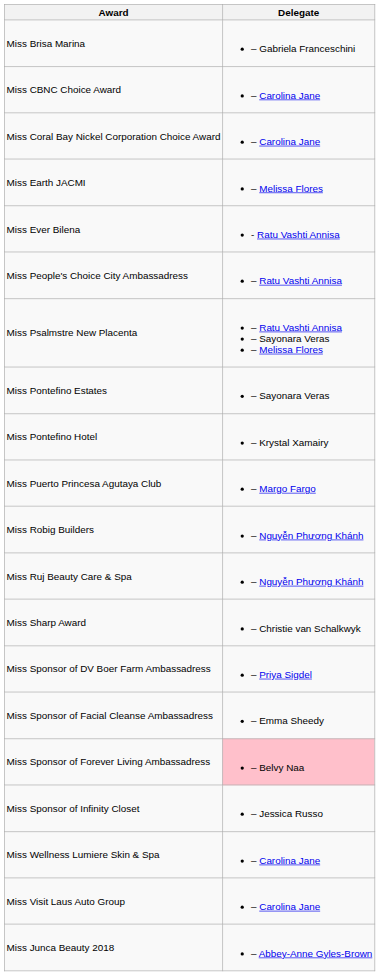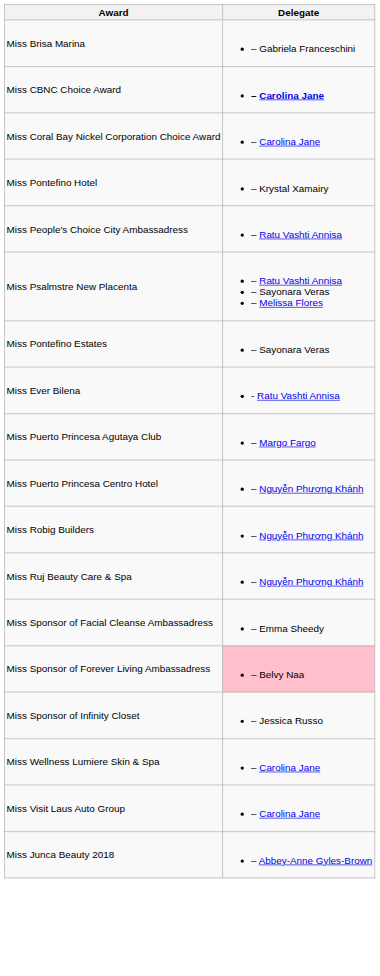(299, 95) normal -> (299, 95) bold
- row: (46, 183)
rows swapped: (43, 229) <-> (52, 437)
+ row: (82, 483)
- row: (46, 623)
- row: (109, 669)
